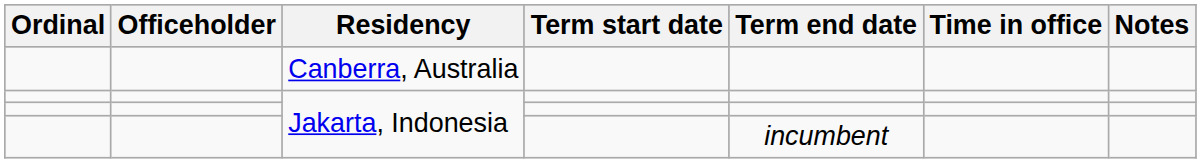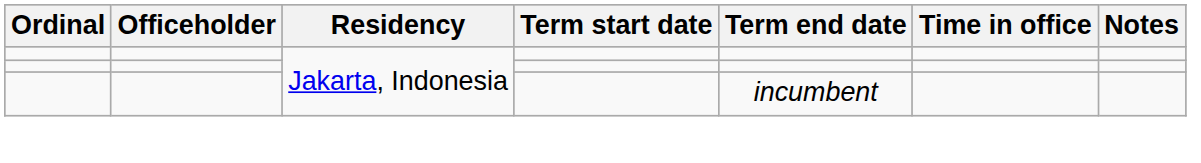- row: (58, 69)
